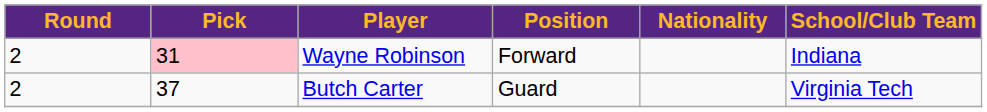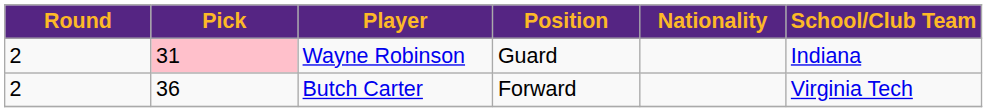(537, 55) Forward -> (528, 55) Guard
(168, 89) 37 -> (168, 89) 36
(528, 89) Guard -> (537, 89) Forward
